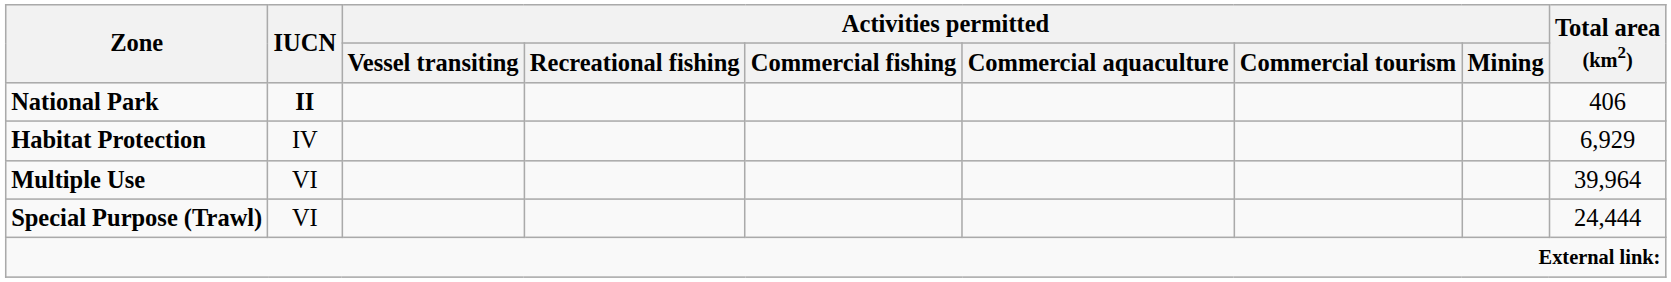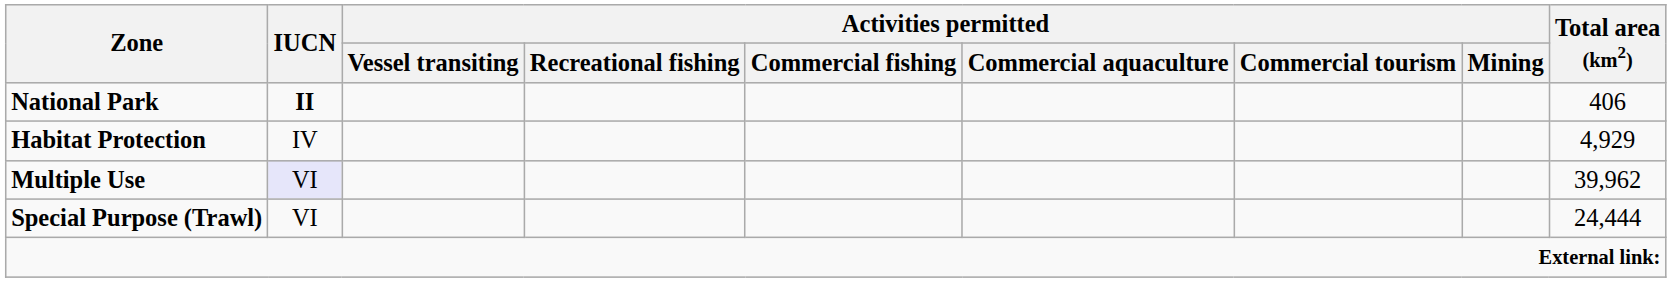(1608, 140) 6,929 -> (1608, 140) 4,929
(305, 179) no background -> (305, 179) lavender background
(1608, 179) 39,964 -> (1608, 179) 39,962
